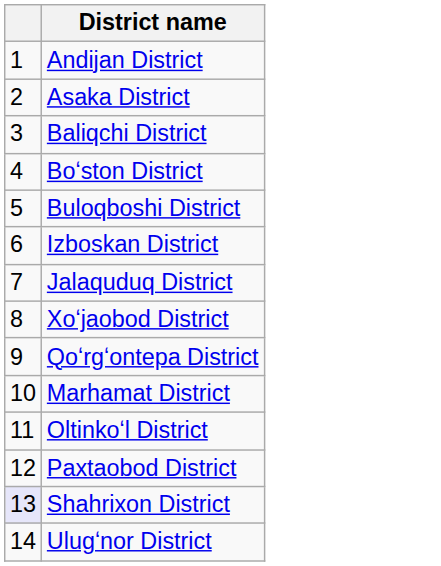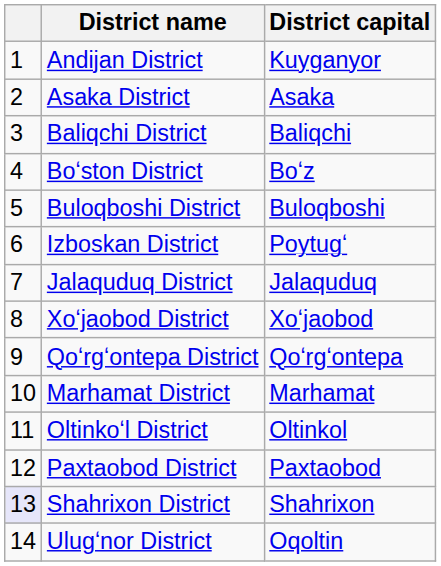+ column: (350, 23)
